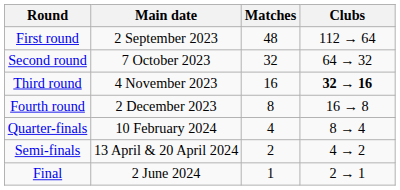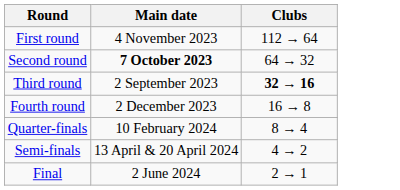- column: (271, 15)
(166, 38) 2 September 2023 -> (166, 38) 4 November 2023
(166, 60) normal -> (166, 60) bold
(166, 83) 4 November 2023 -> (166, 83) 2 September 2023
